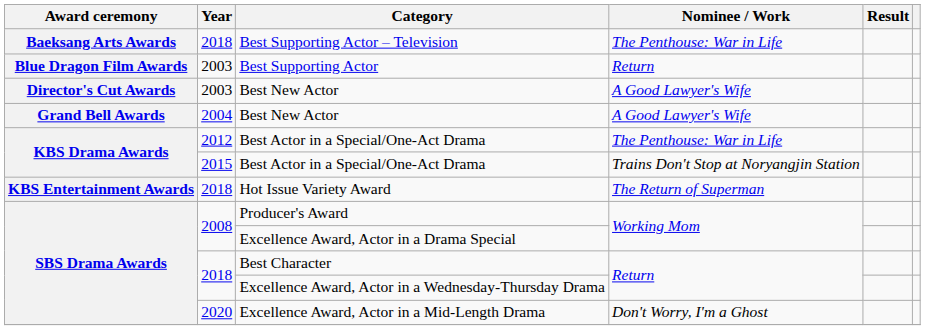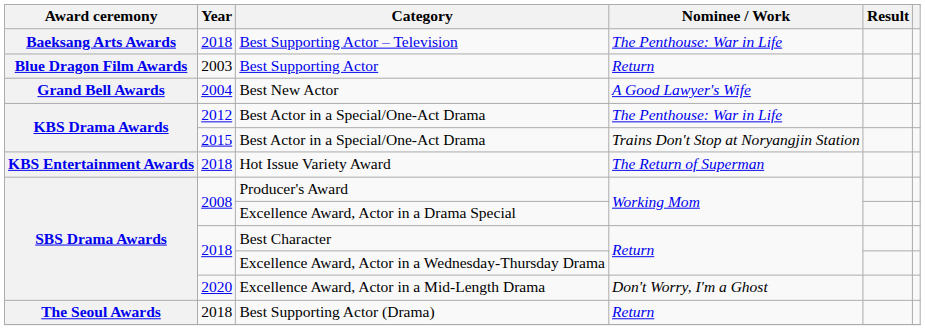- row: (217, 90)
+ row: (217, 312)
